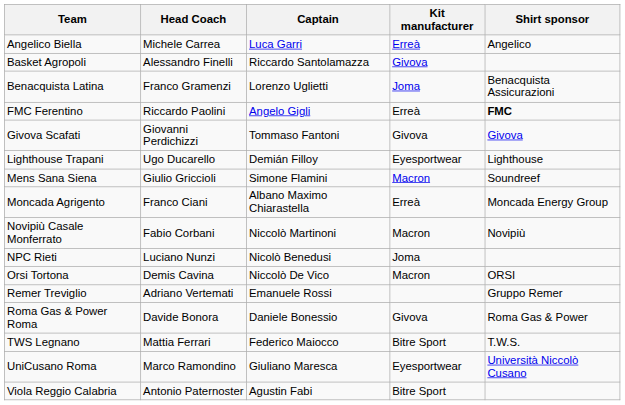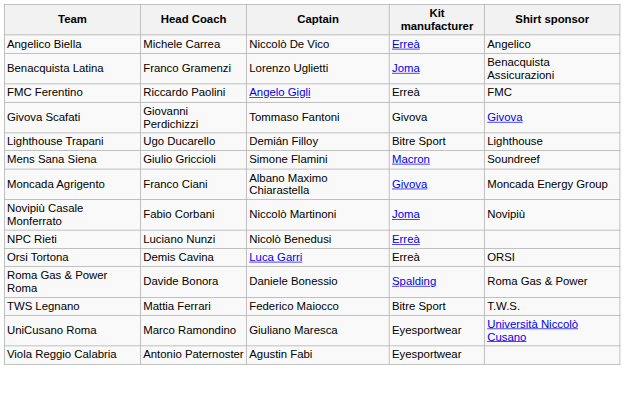(276, 44) Luca Garri -> (289, 44) Niccolò De Vico
- row: (46, 62)
(500, 111) bold -> (500, 93) normal
(427, 159) Eyesportwear -> (419, 141) Bitre Sport
(406, 202) Erreà -> (410, 184) Givova
(411, 233) Macron -> (406, 215) Joma
(406, 257) Joma -> (406, 239) Erreà
(289, 275) Niccolò De Vico -> (276, 257) Luca Garri
(411, 275) Macron -> (406, 257) Erreà
- row: (47, 293)
(410, 318) Givova -> (414, 281) Spalding
(419, 391) Bitre Sport -> (427, 355) Eyesportwear
